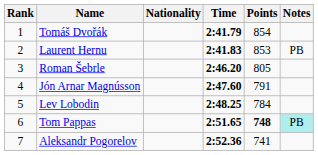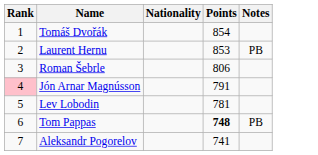- column: (224, 13)
(262, 68) 805 -> (221, 68) 806
(20, 86) no background -> (20, 86) pink background
(262, 104) 784 -> (221, 104) 781
(297, 123) paleturquoise background -> (256, 123) no background
